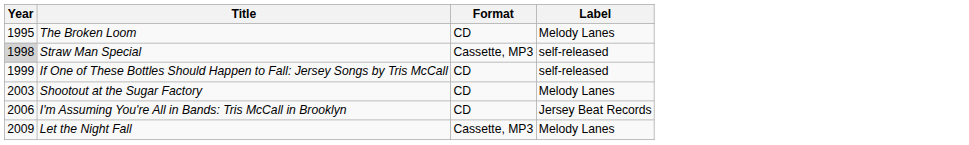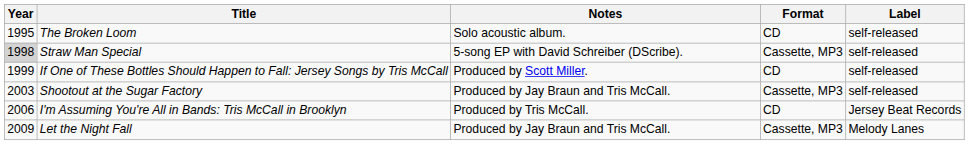+ column: (605, 14)
(577, 33) Melody Lanes -> (883, 33) self-released
(462, 91) CD -> (803, 91) Cassette, MP3
(577, 91) Melody Lanes -> (883, 91) self-released
